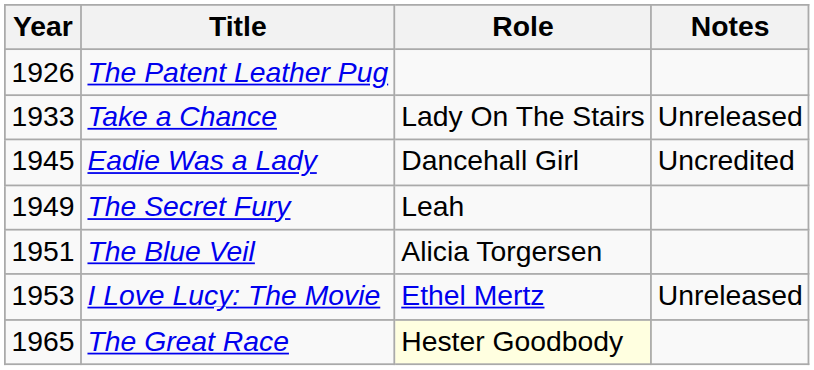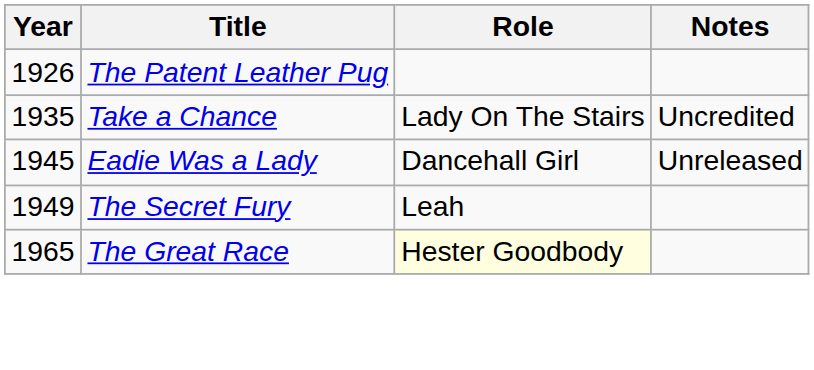(43, 116) 1933 -> (43, 116) 1935
(730, 116) Unreleased -> (726, 116) Uncredited
(726, 161) Uncredited -> (730, 161) Unreleased
- row: (171, 251)
- row: (234, 296)
